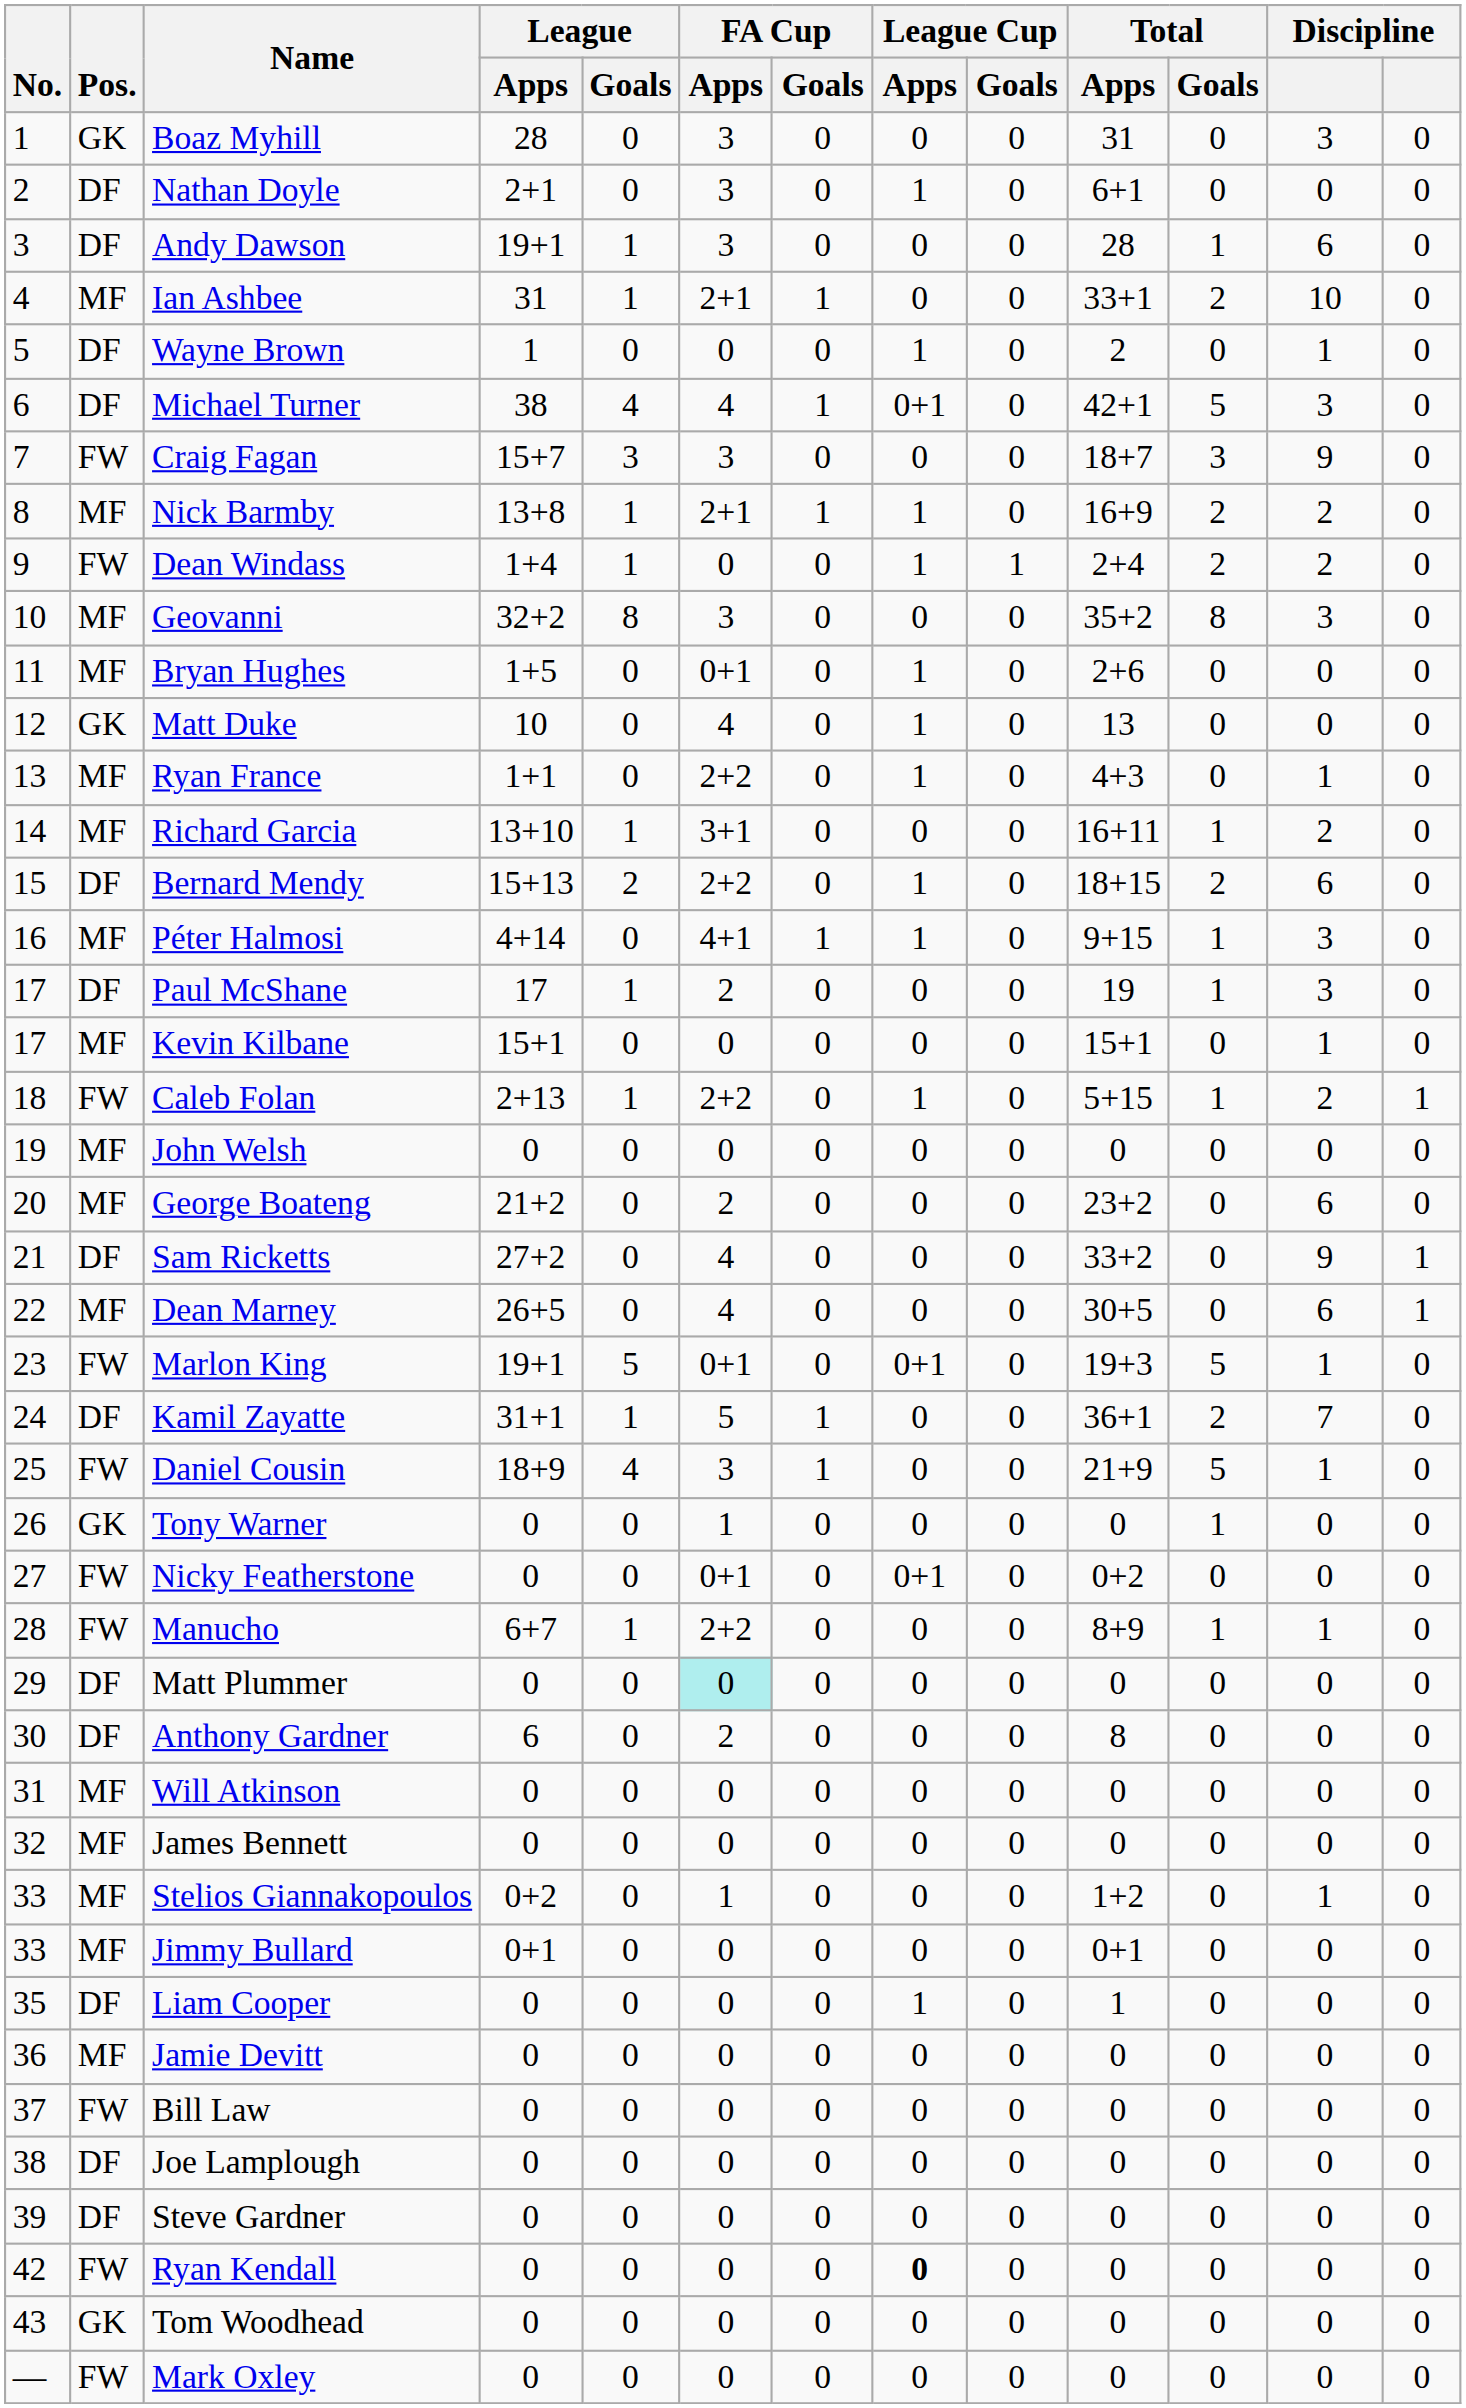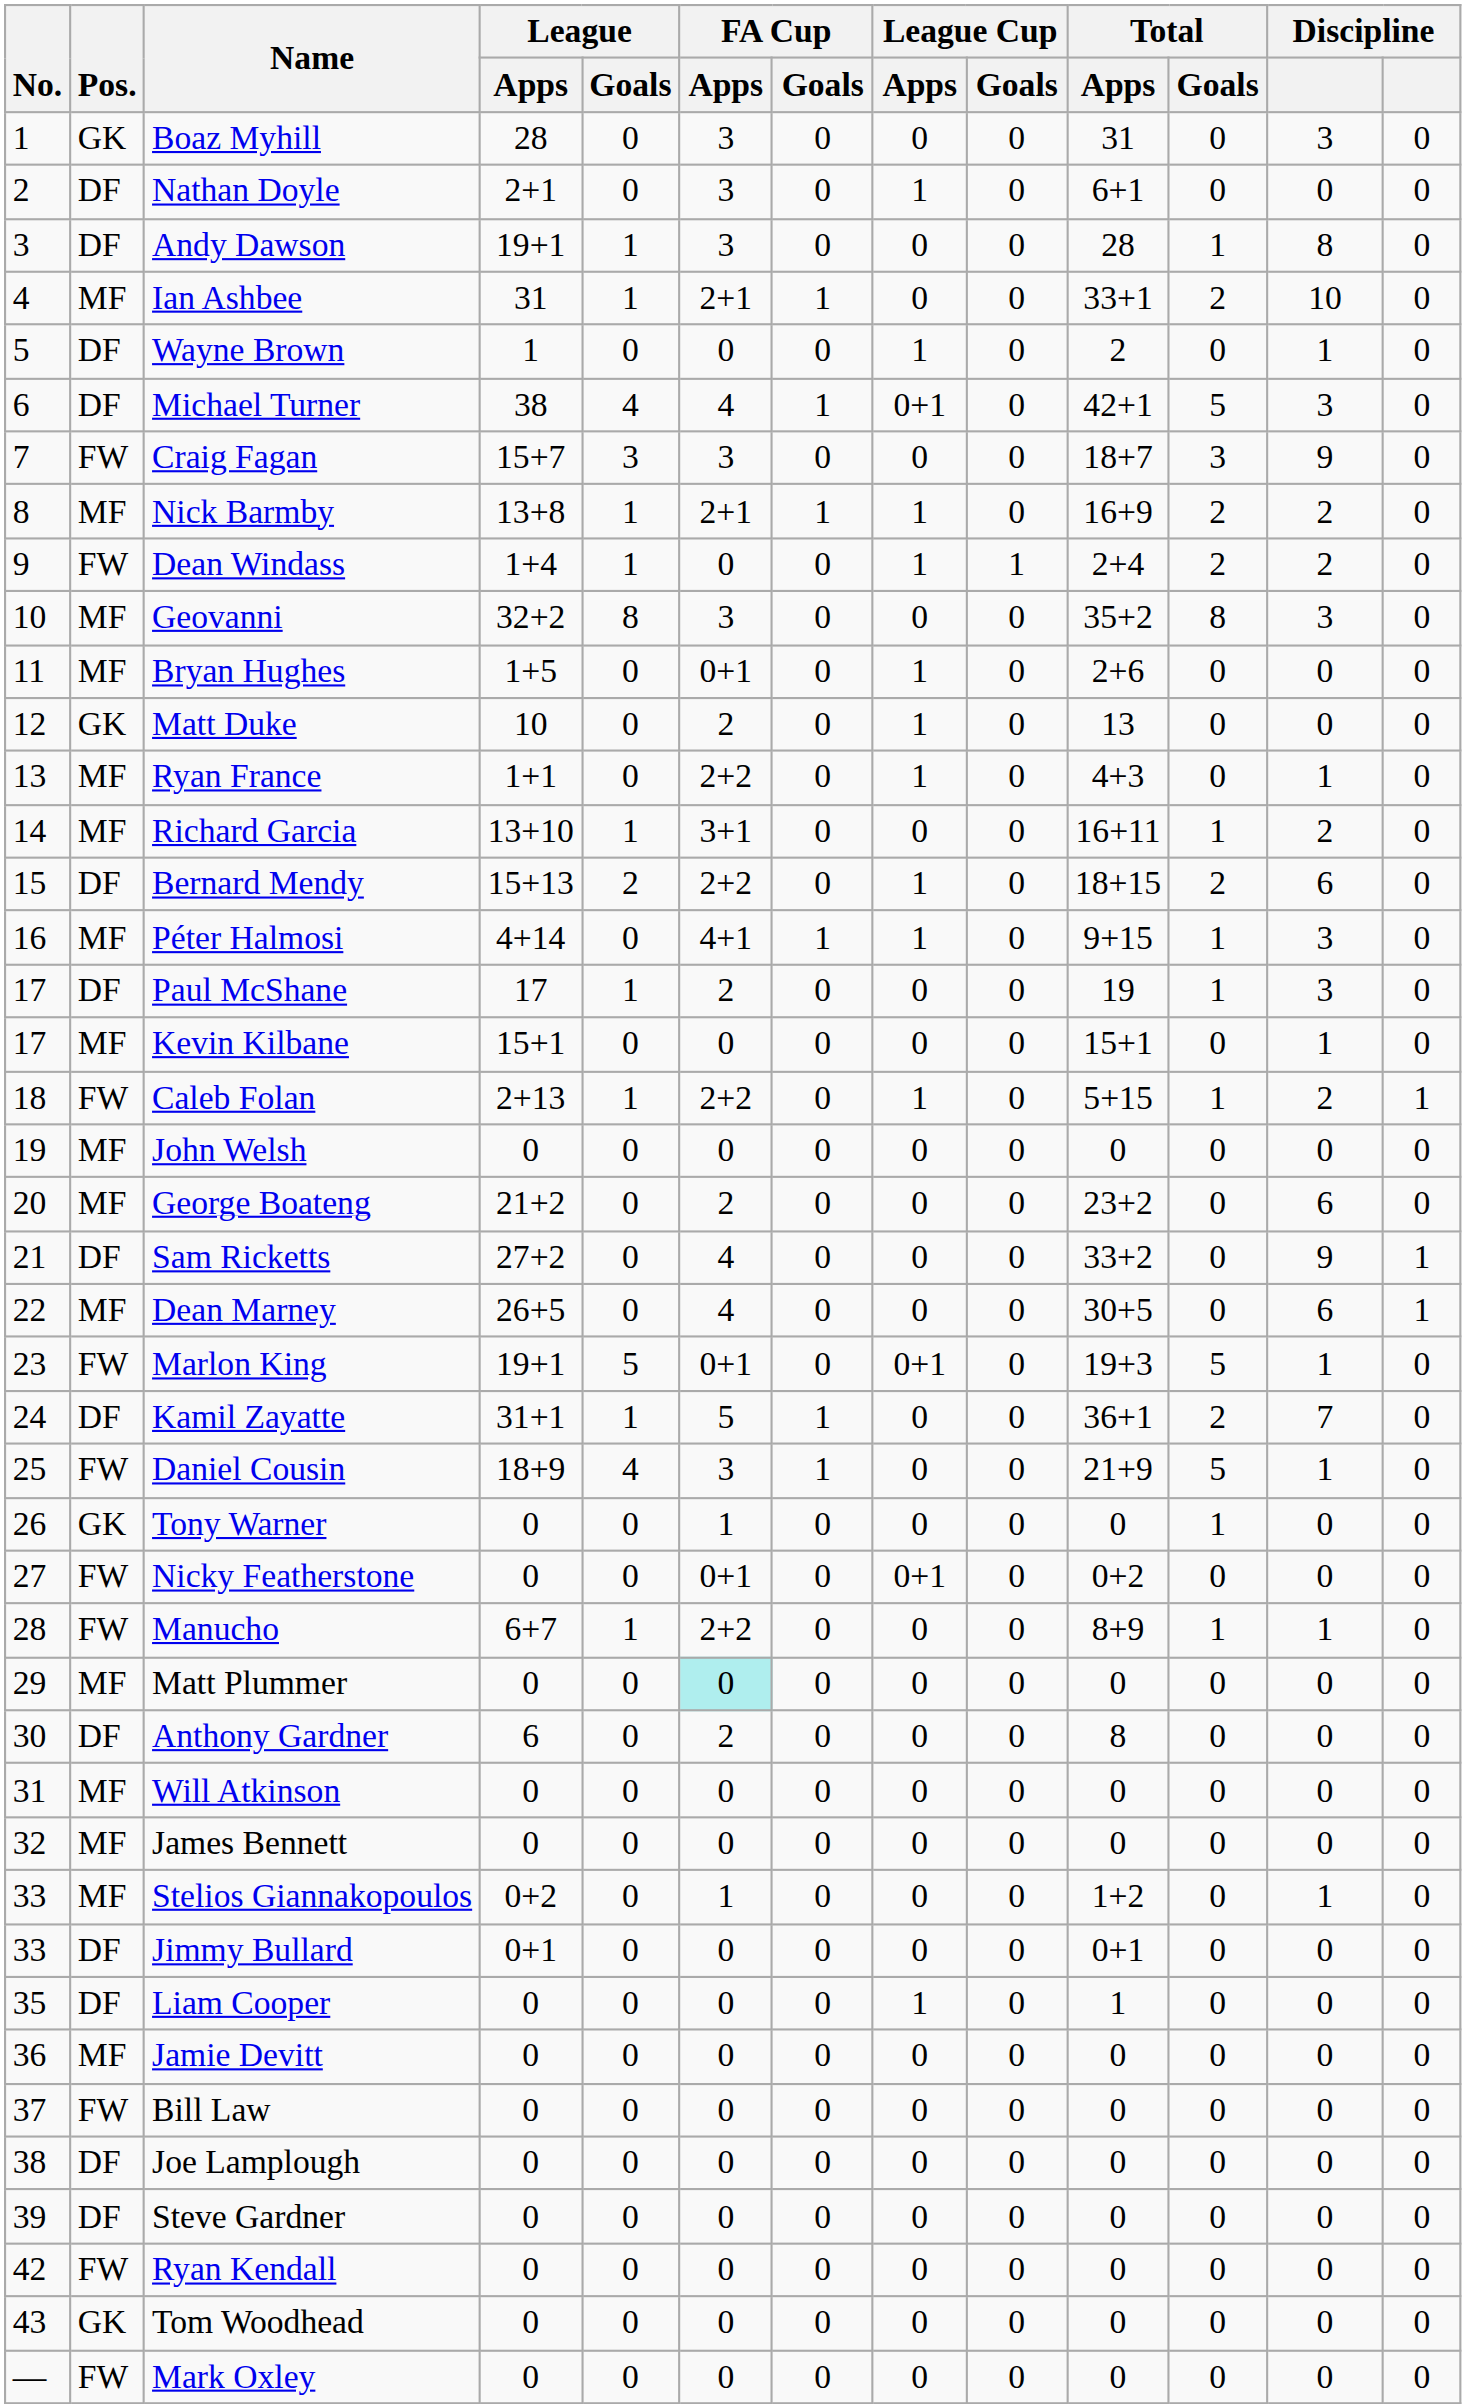(1325, 244) 6 -> (1325, 244) 8
(726, 723) 4 -> (726, 723) 2
(99, 1683) DF -> (102, 1683) MF
(102, 1949) MF -> (99, 1949) DF
(920, 2269) bold -> (920, 2269) normal
